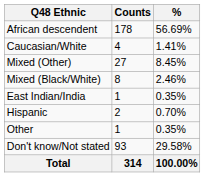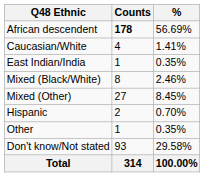(123, 29) normal -> (123, 29) bold
rows swapped: (46, 96) <-> (39, 63)
